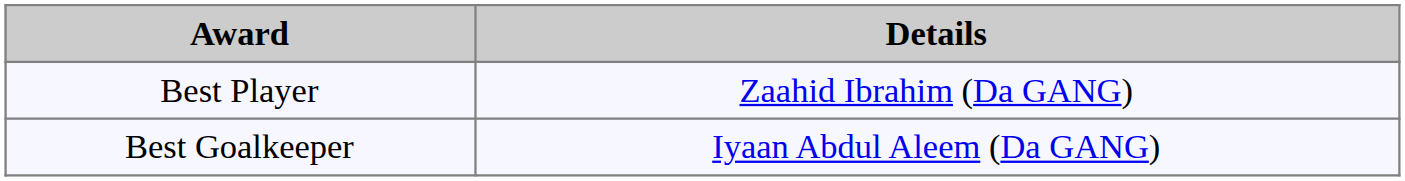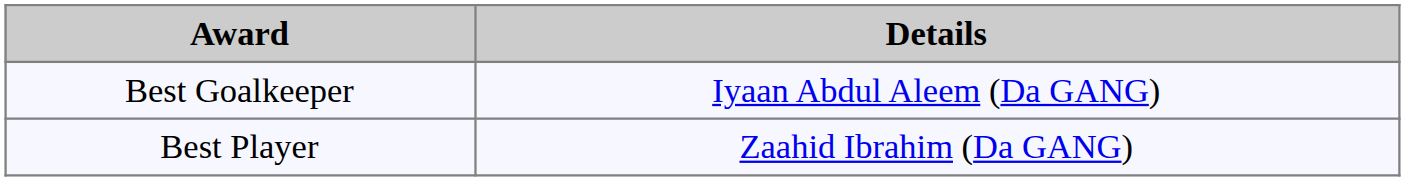rows swapped: (239, 89) <-> (239, 146)
